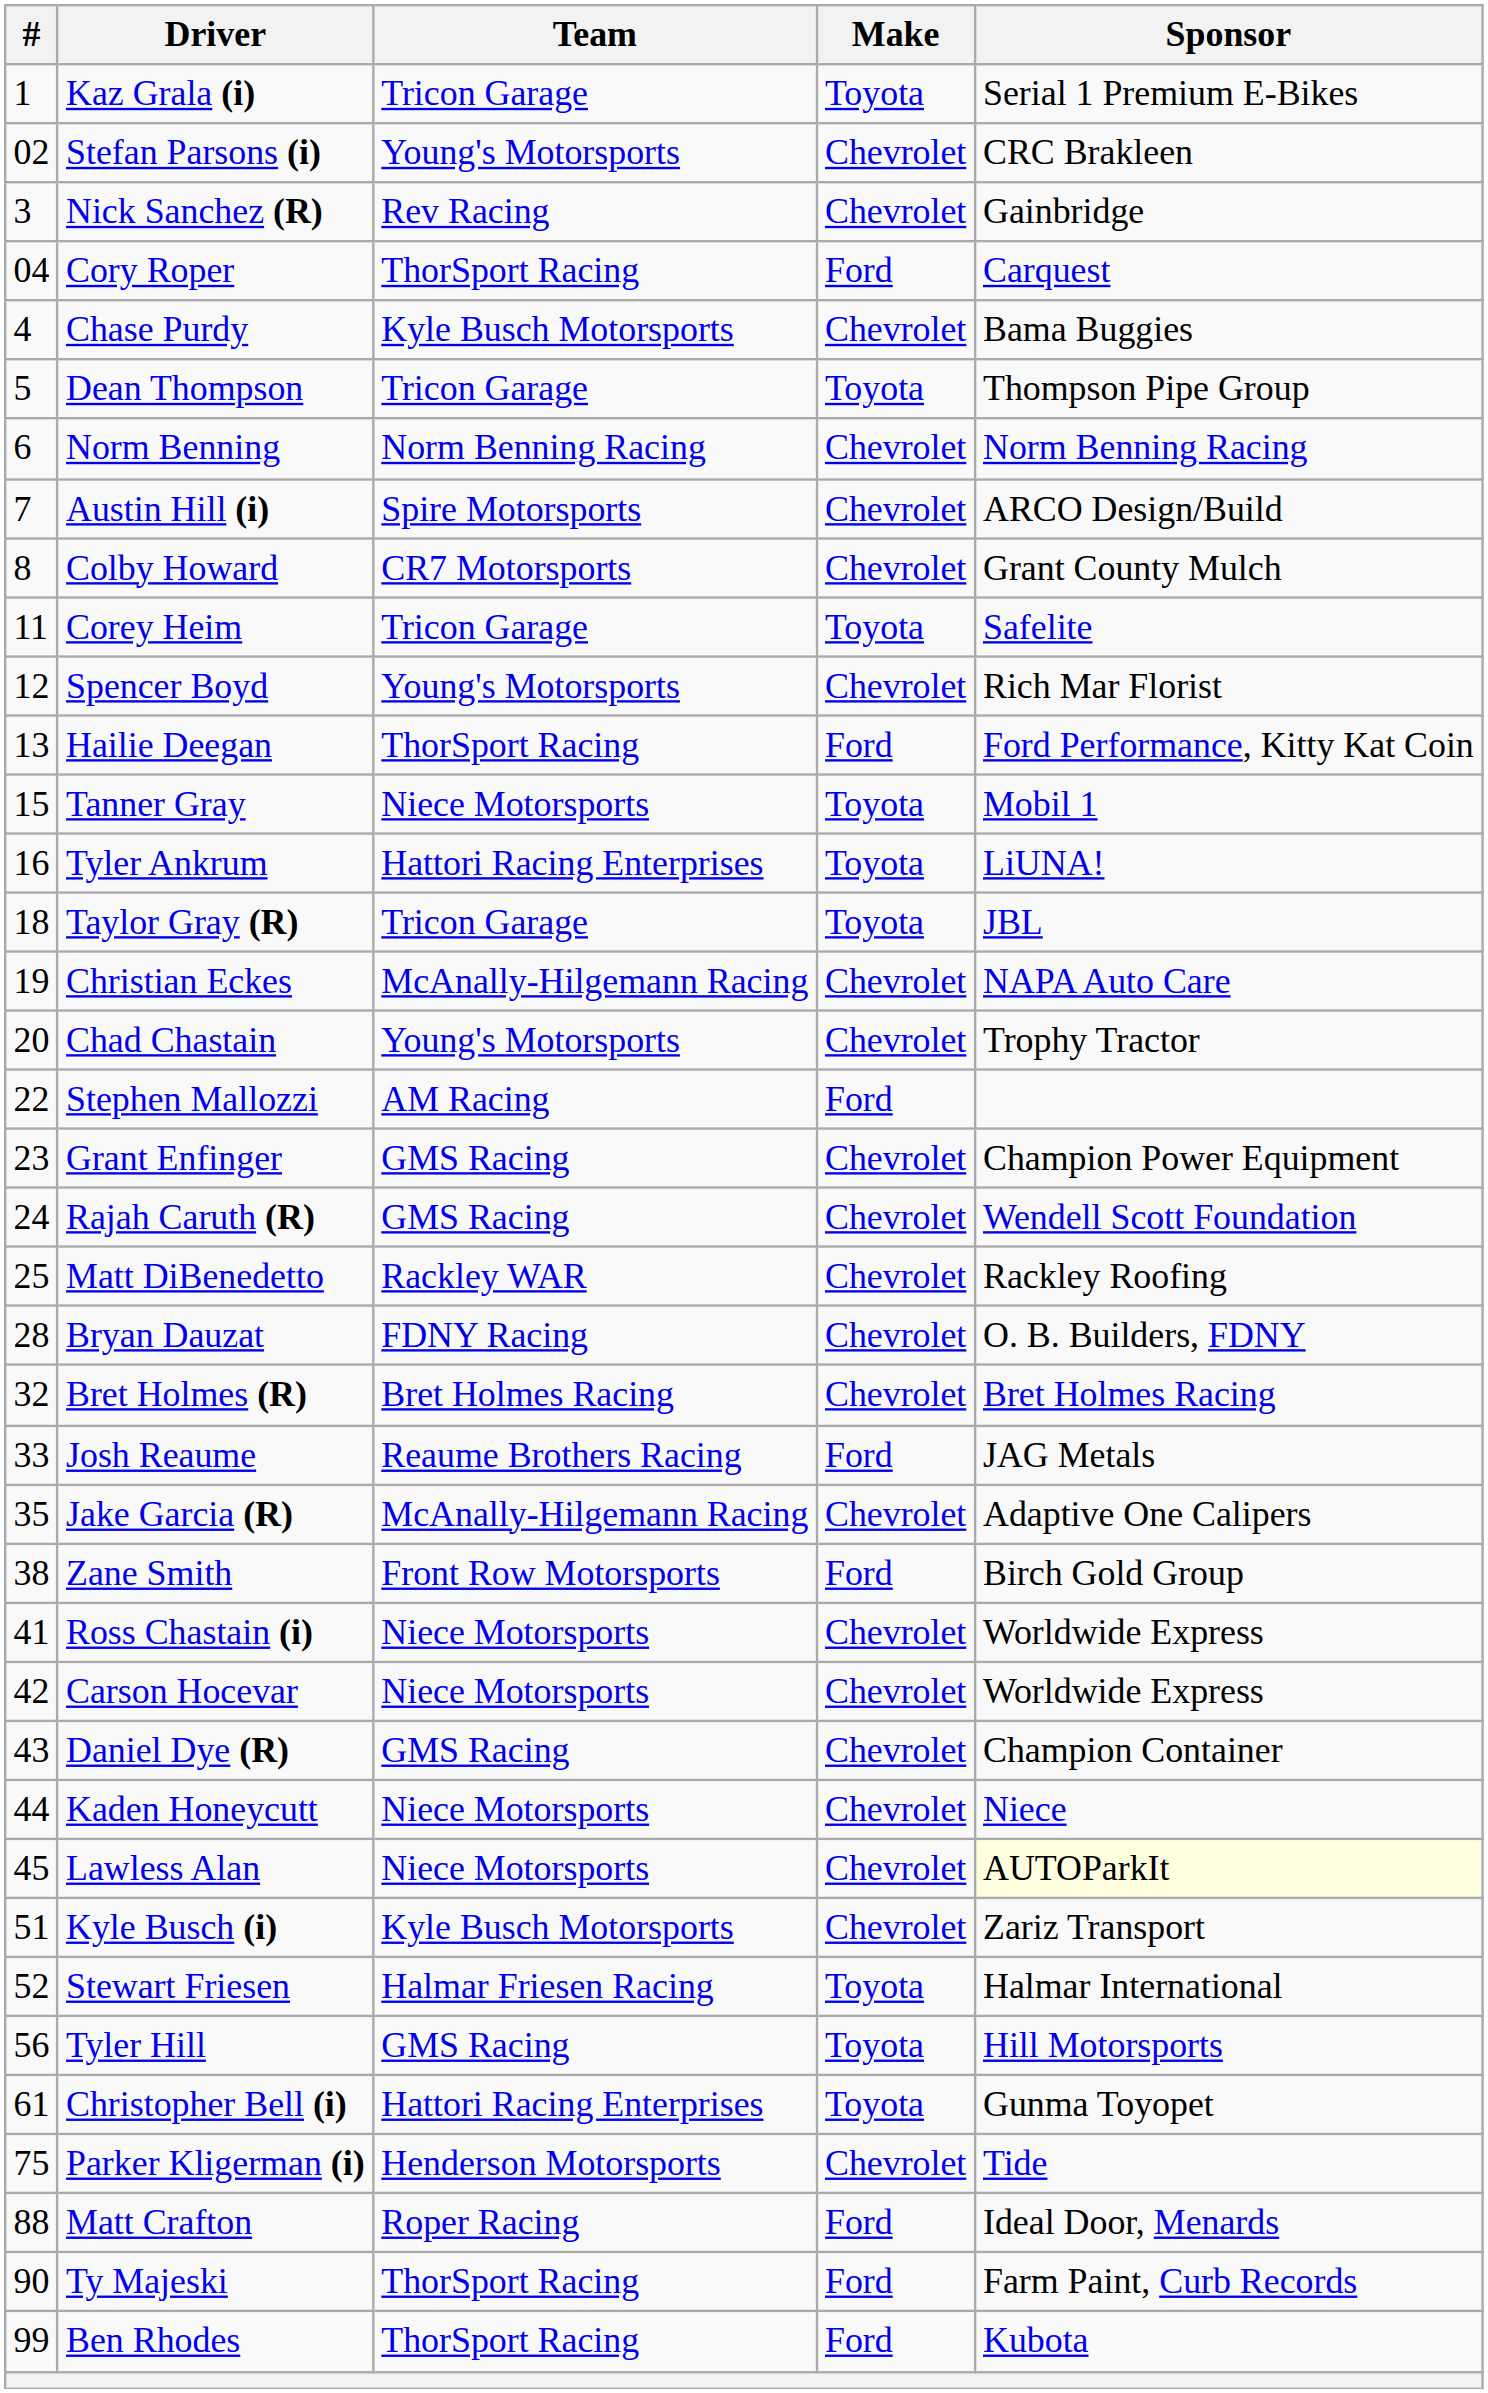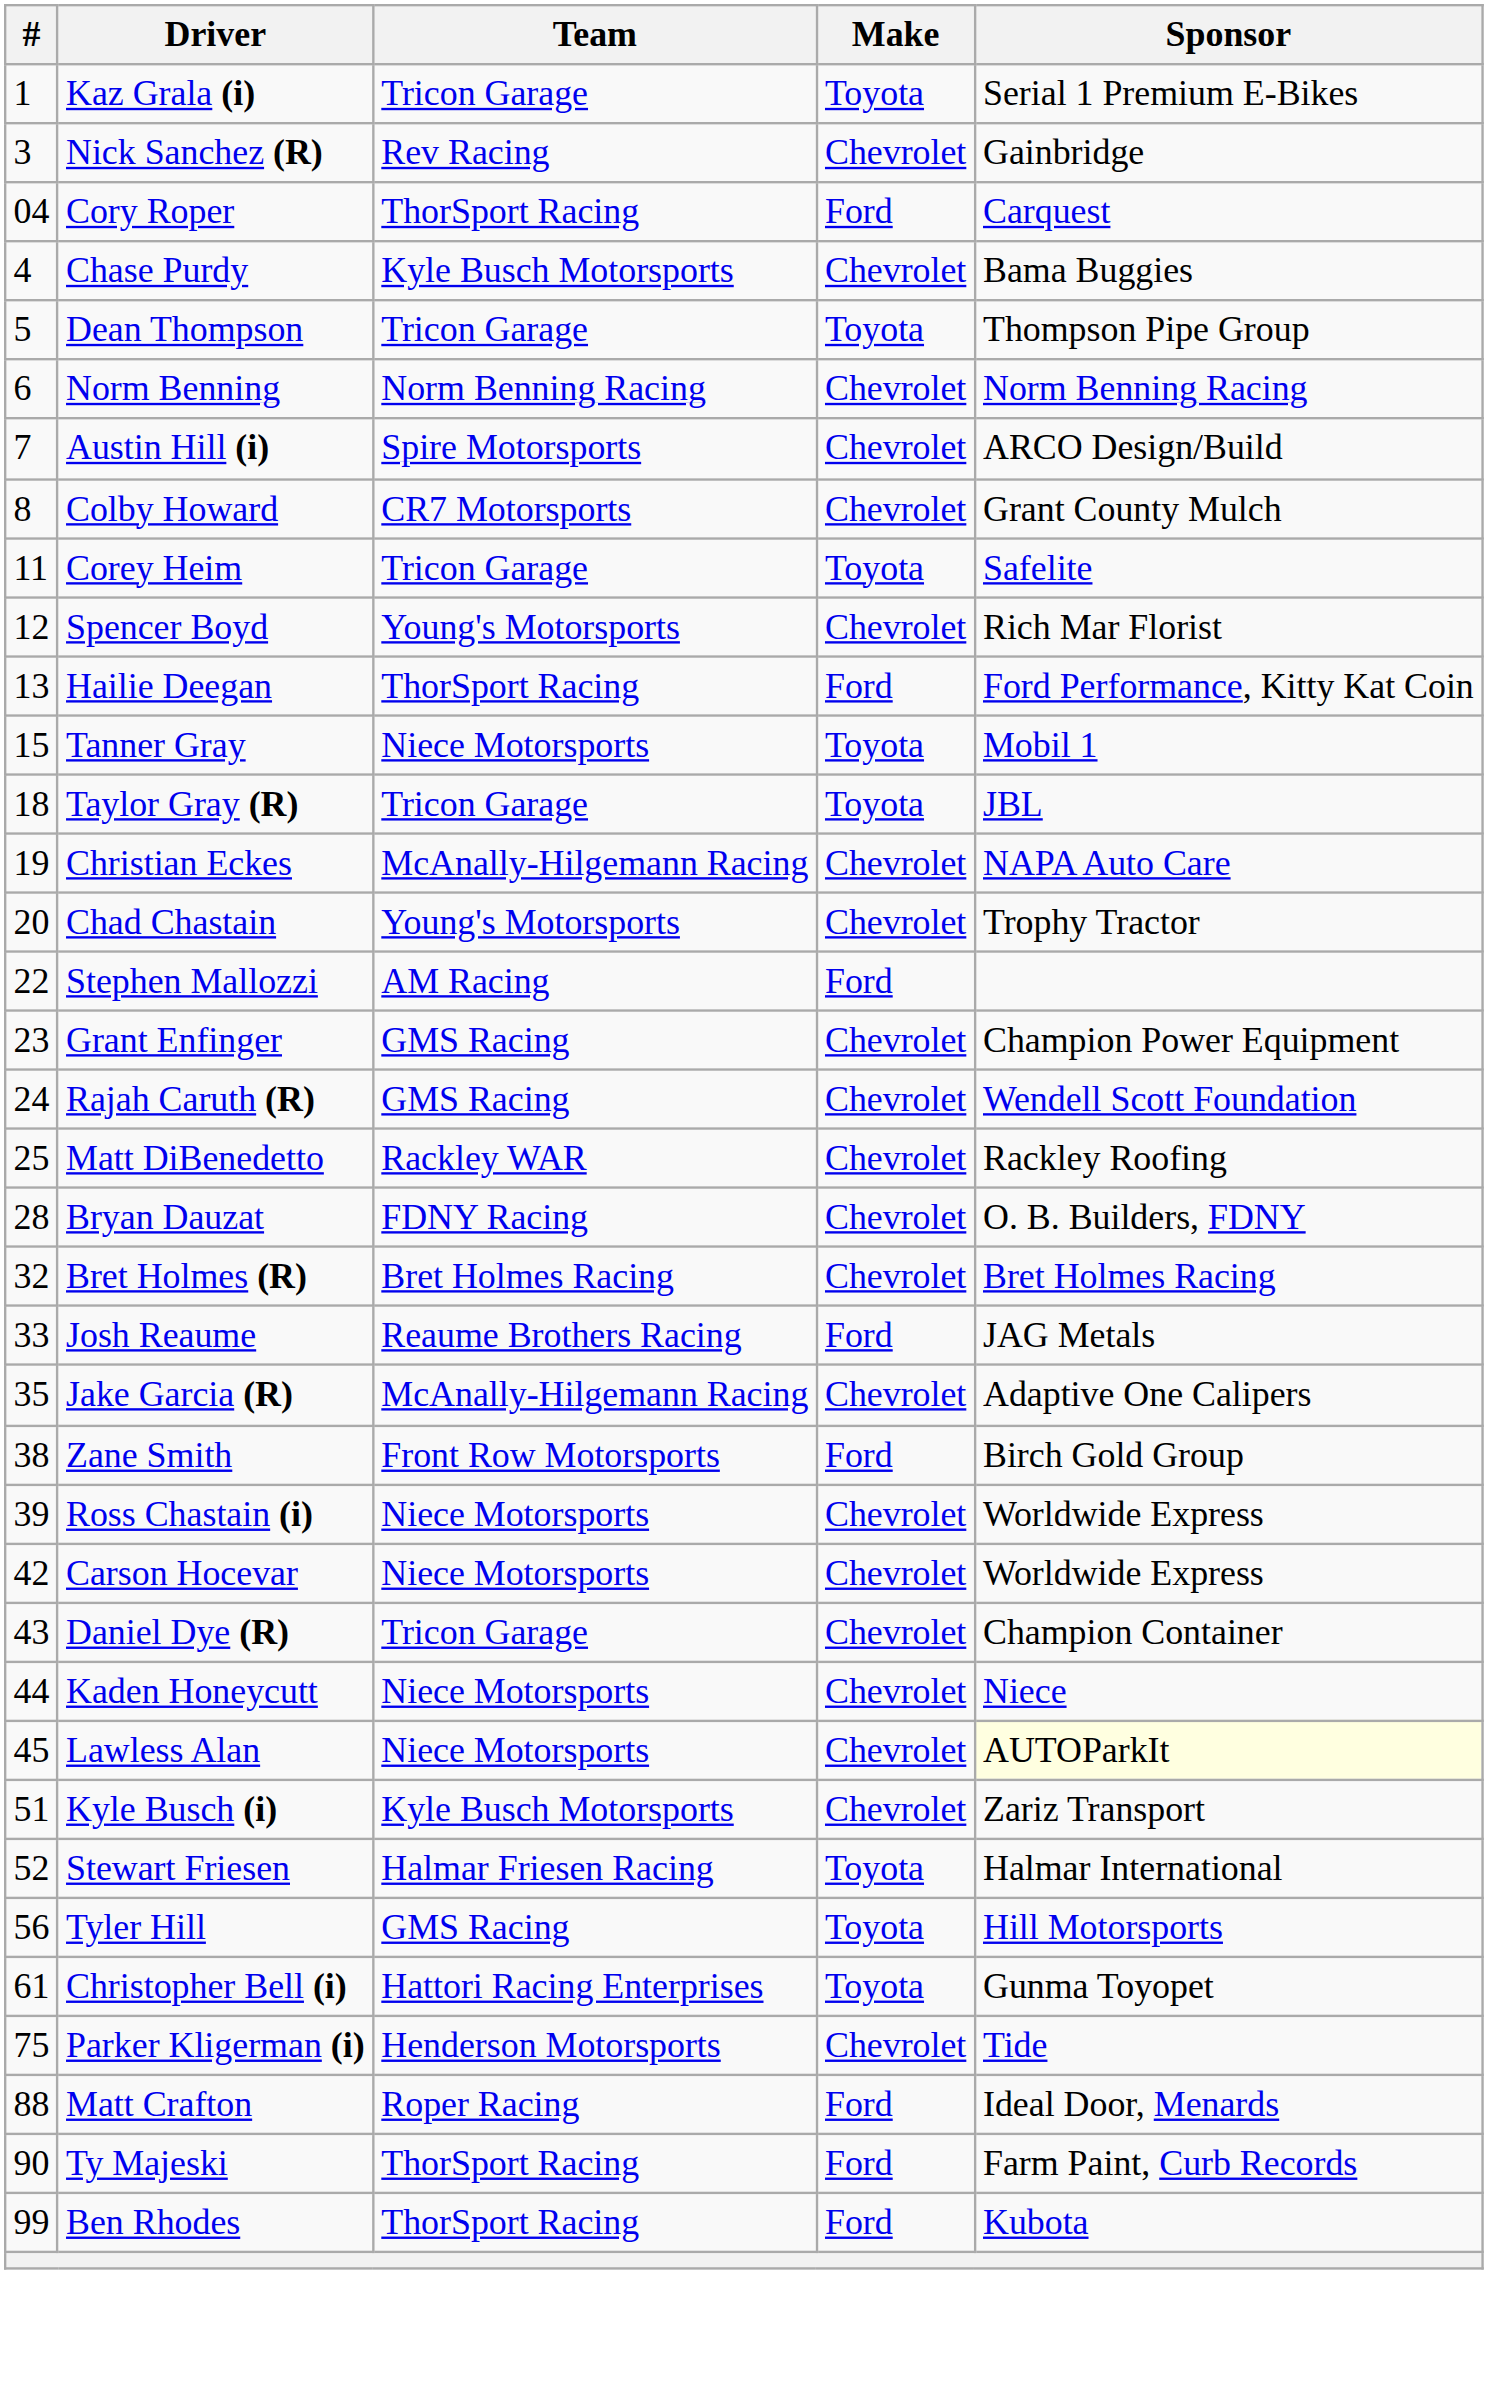- row: (193, 152)
- row: (167, 862)
(31, 1631) 41 -> (31, 1512) 39
(475, 1749) GMS Racing -> (485, 1631) Tricon Garage
